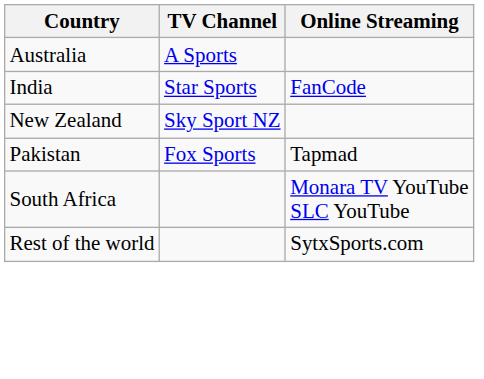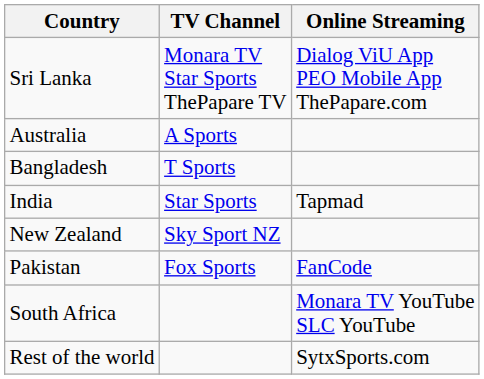+ row: (51, 77)
+ row: (58, 168)
(328, 87) FanCode -> (330, 201) Tapmad
(324, 154) Tapmad -> (334, 267) FanCode
